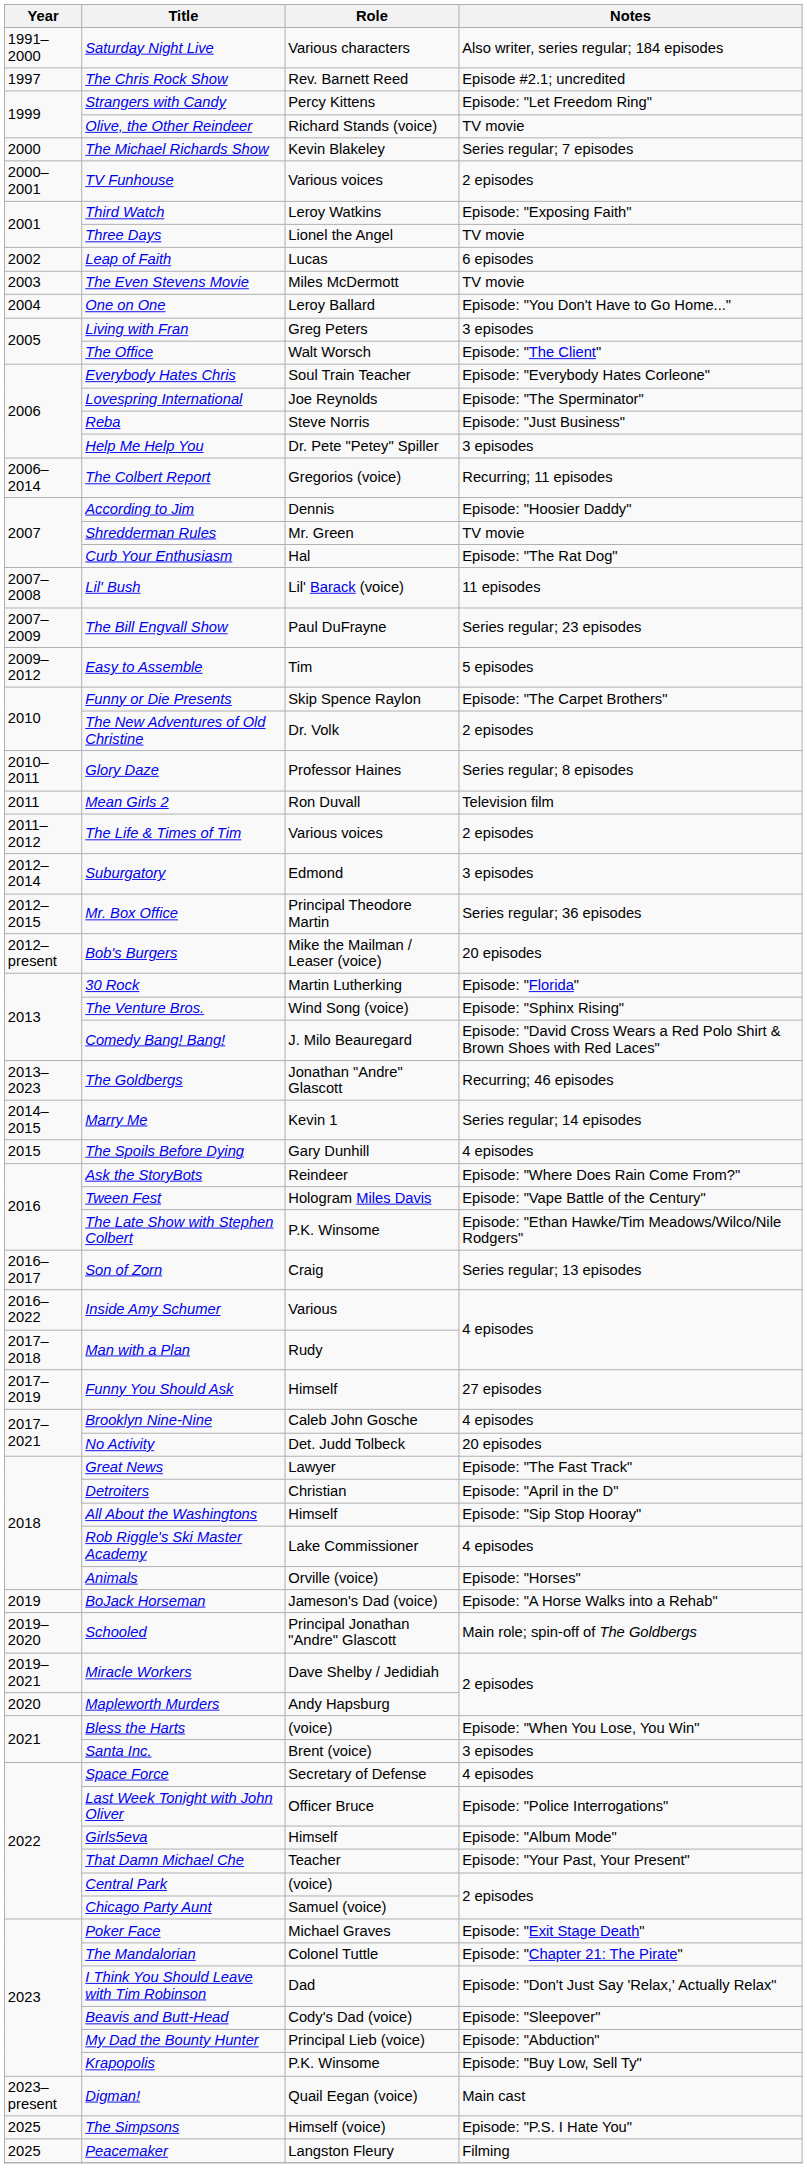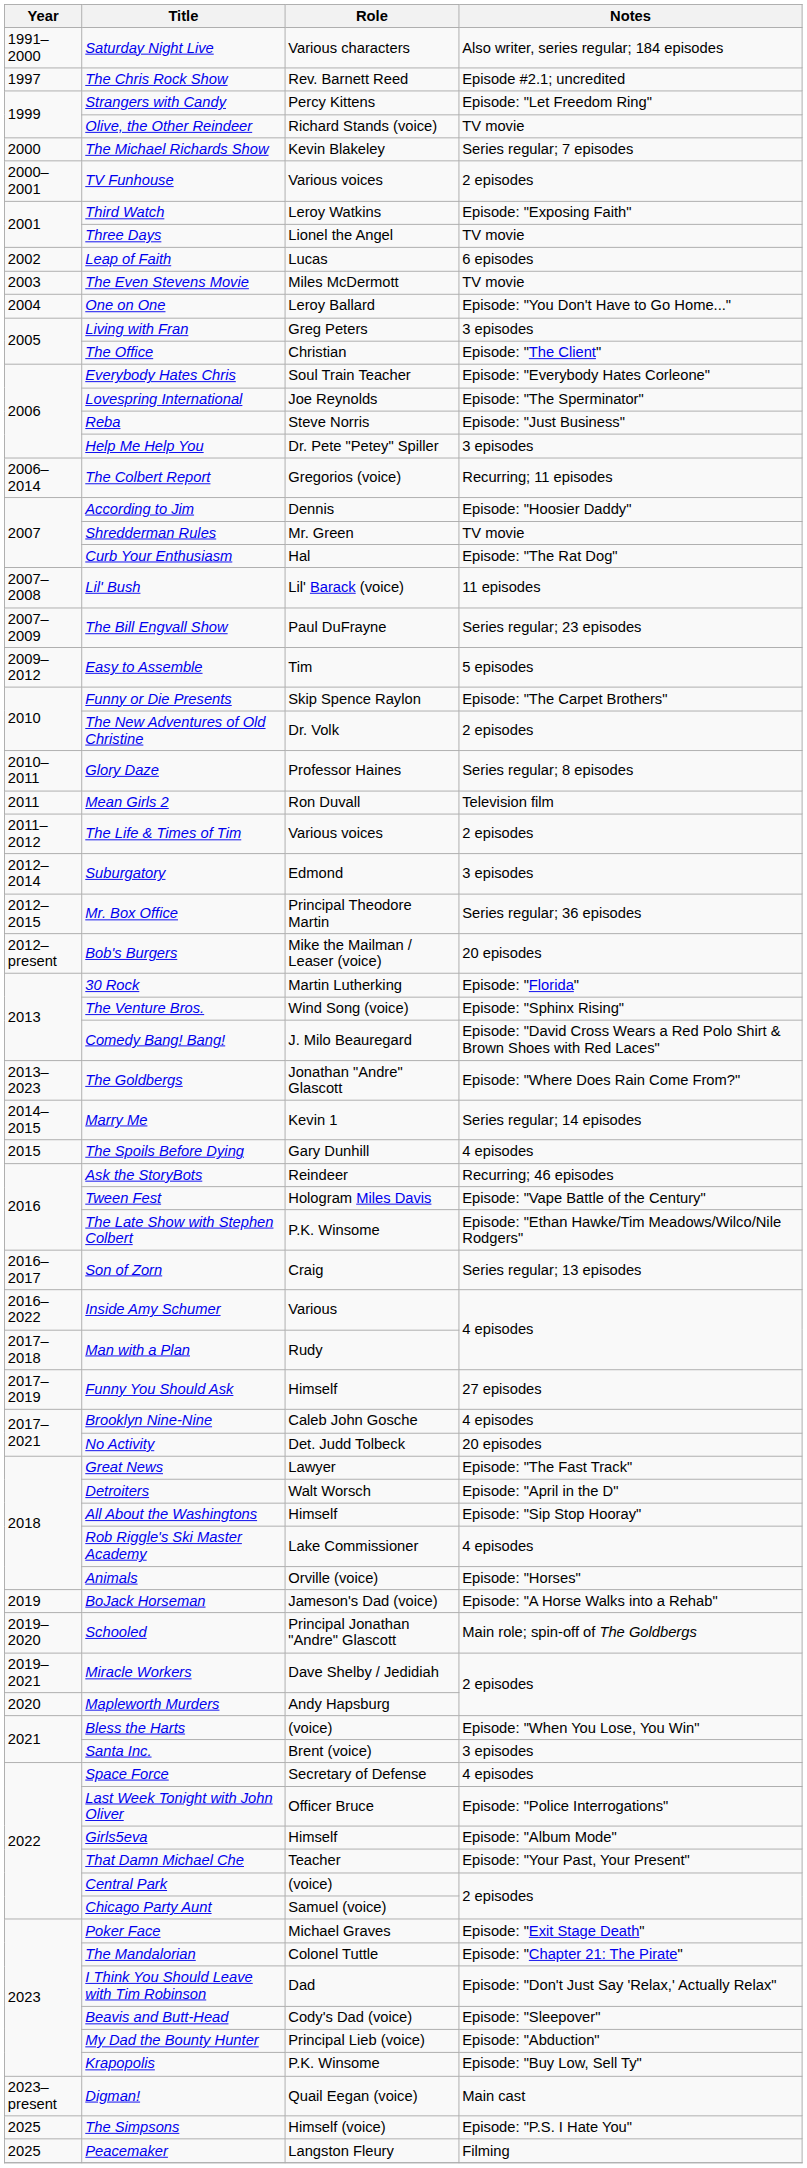(330, 352) Walt Worsch -> (317, 352) Christian
(538, 1080) Recurring; 46 episodes -> (601, 1080) Episode: "Where Does Rain Come From?"
(601, 1175) Episode: "Where Does Rain Come From?" -> (538, 1175) Recurring; 46 episodes
(317, 1491) Christian -> (330, 1491) Walt Worsch
